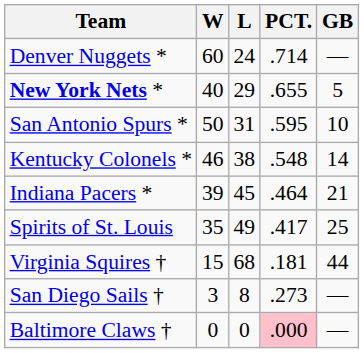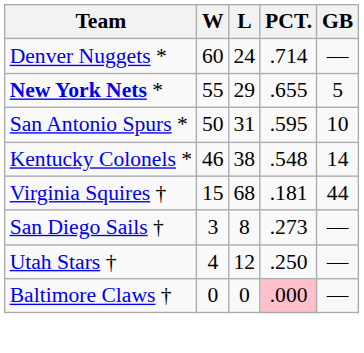(213, 90) 40 -> (213, 90) 55
- row: (81, 192)
- row: (91, 227)
+ row: (63, 261)
